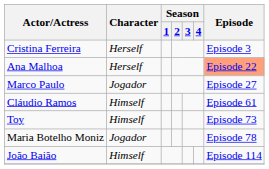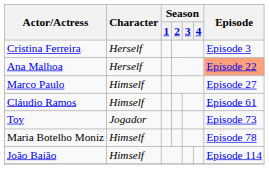(128, 84) Jogador -> (127, 84) Himself
(127, 119) Himself -> (128, 119) Jogador
(128, 137) Jogador -> (127, 137) Himself
